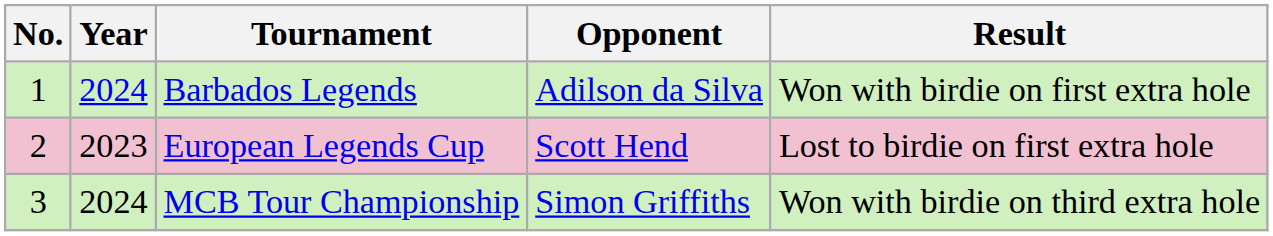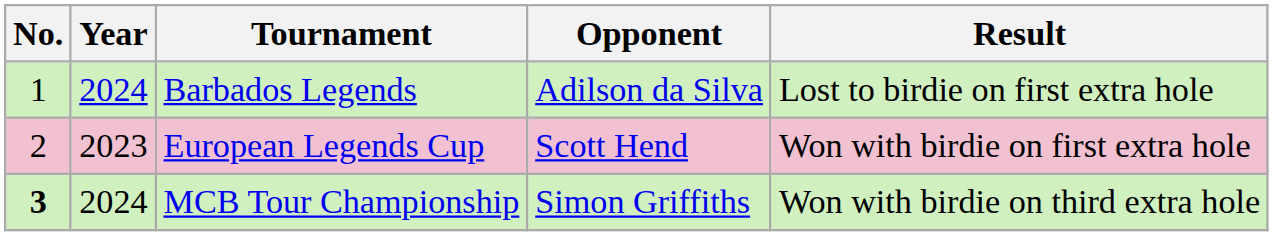(1015, 89) Won with birdie on first extra hole -> (996, 89) Lost to birdie on first extra hole
(996, 145) Lost to birdie on first extra hole -> (1015, 145) Won with birdie on first extra hole
(38, 202) normal -> (38, 202) bold
